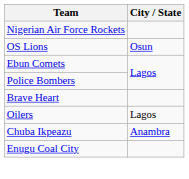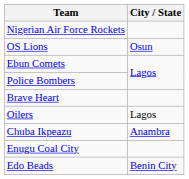+ row: (30, 166)
